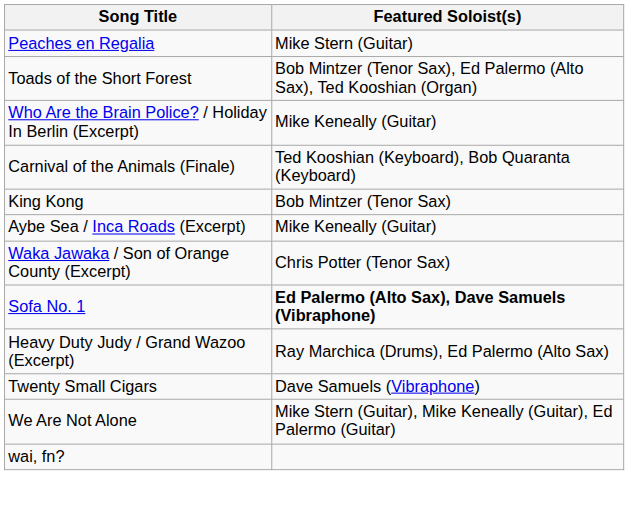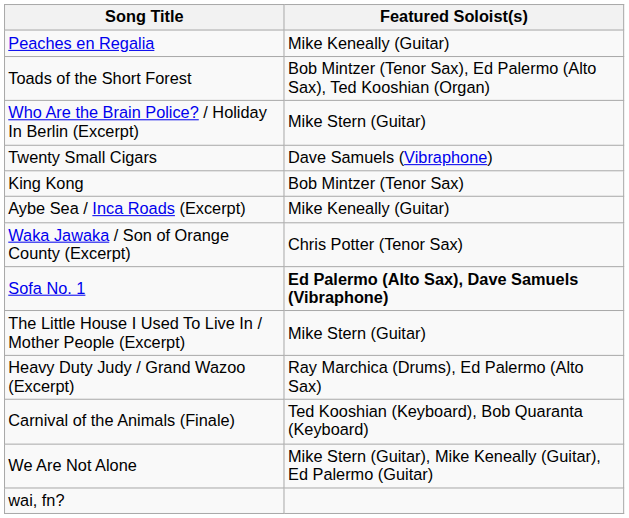(344, 43) Mike Stern (Guitar) -> (369, 43) Mike Keneally (Guitar)
(356, 122) Mike Keneally (Guitar) -> (357, 122) Mike Stern (Guitar)
rows swapped: (83, 386) <-> (122, 166)
+ row: (135, 333)
